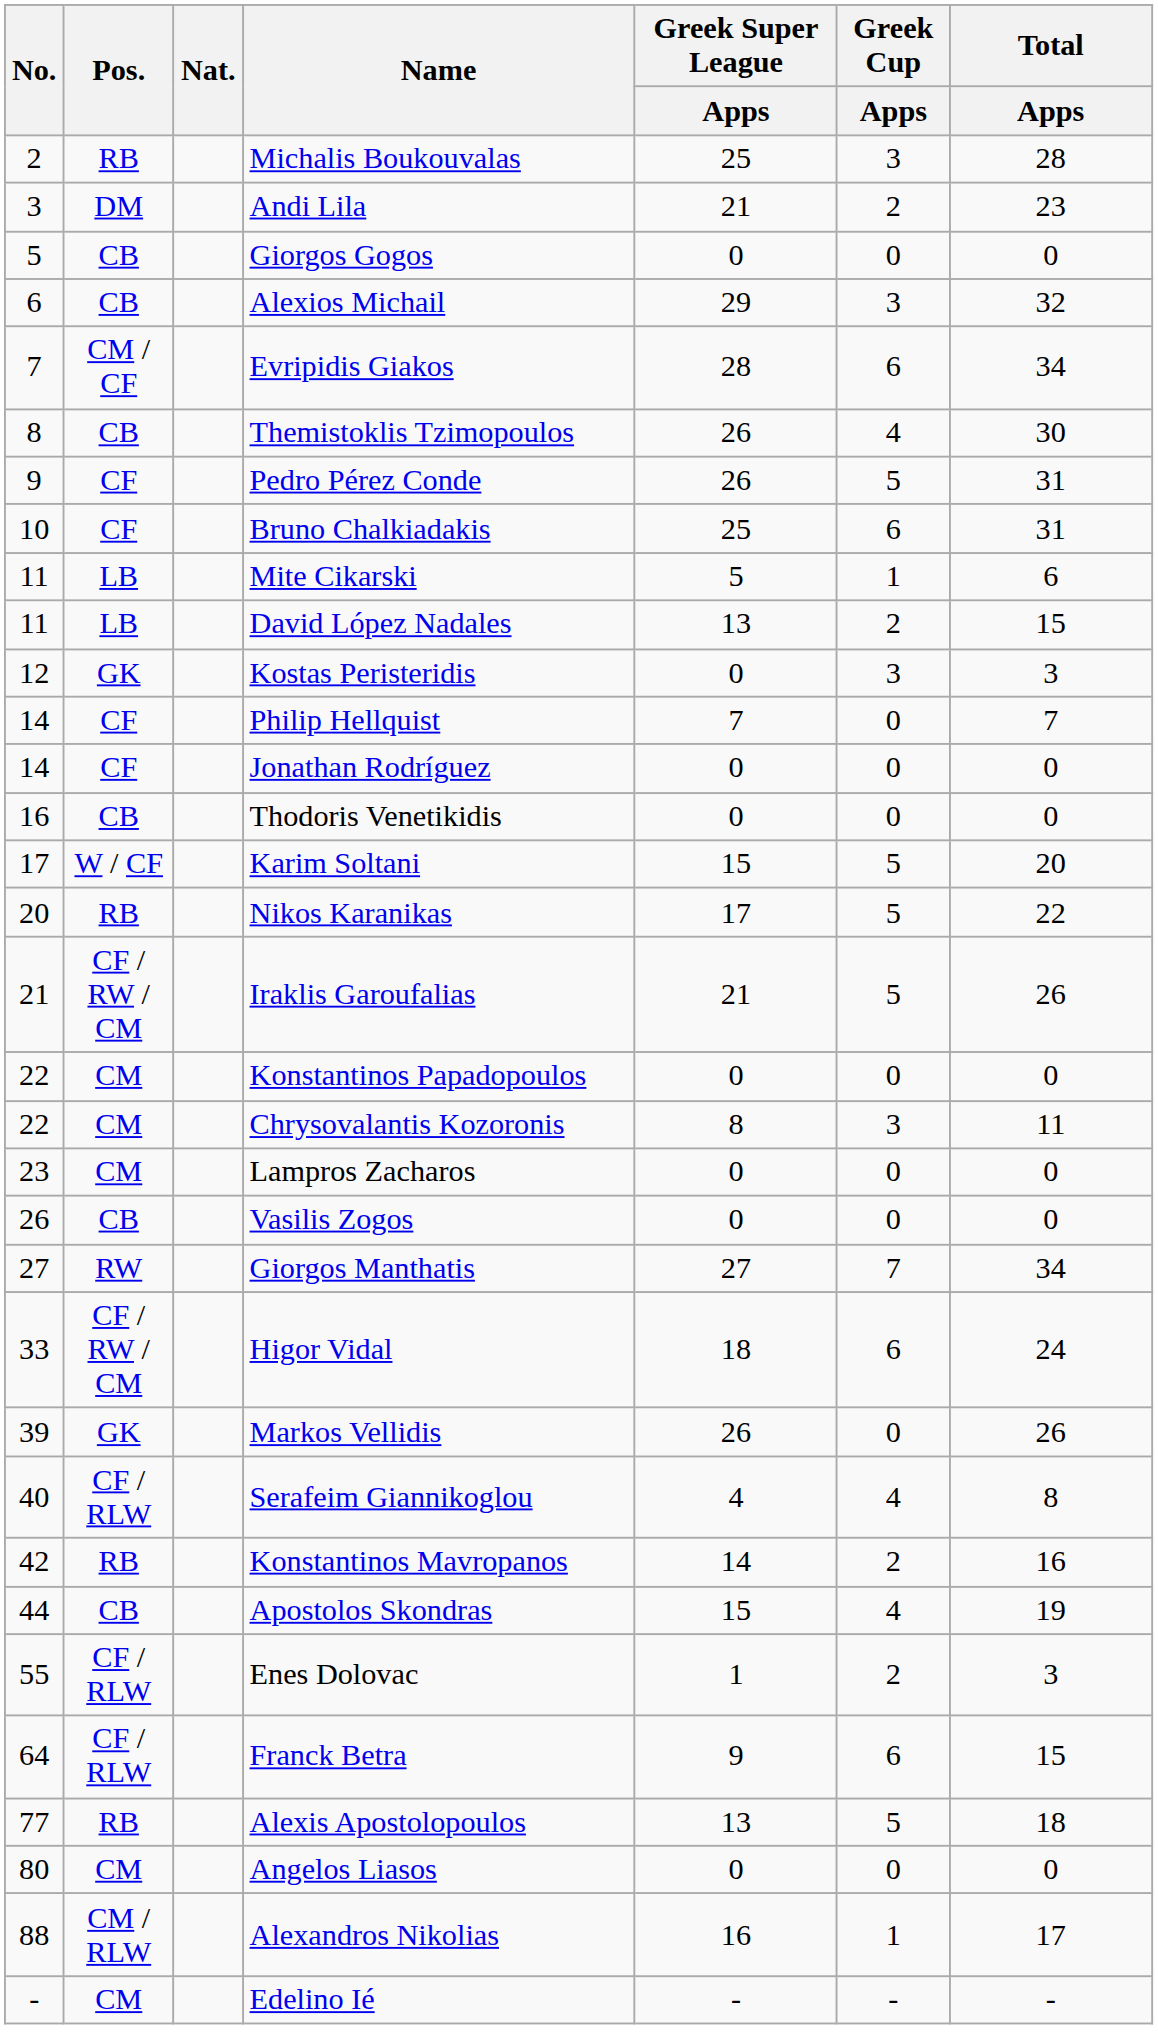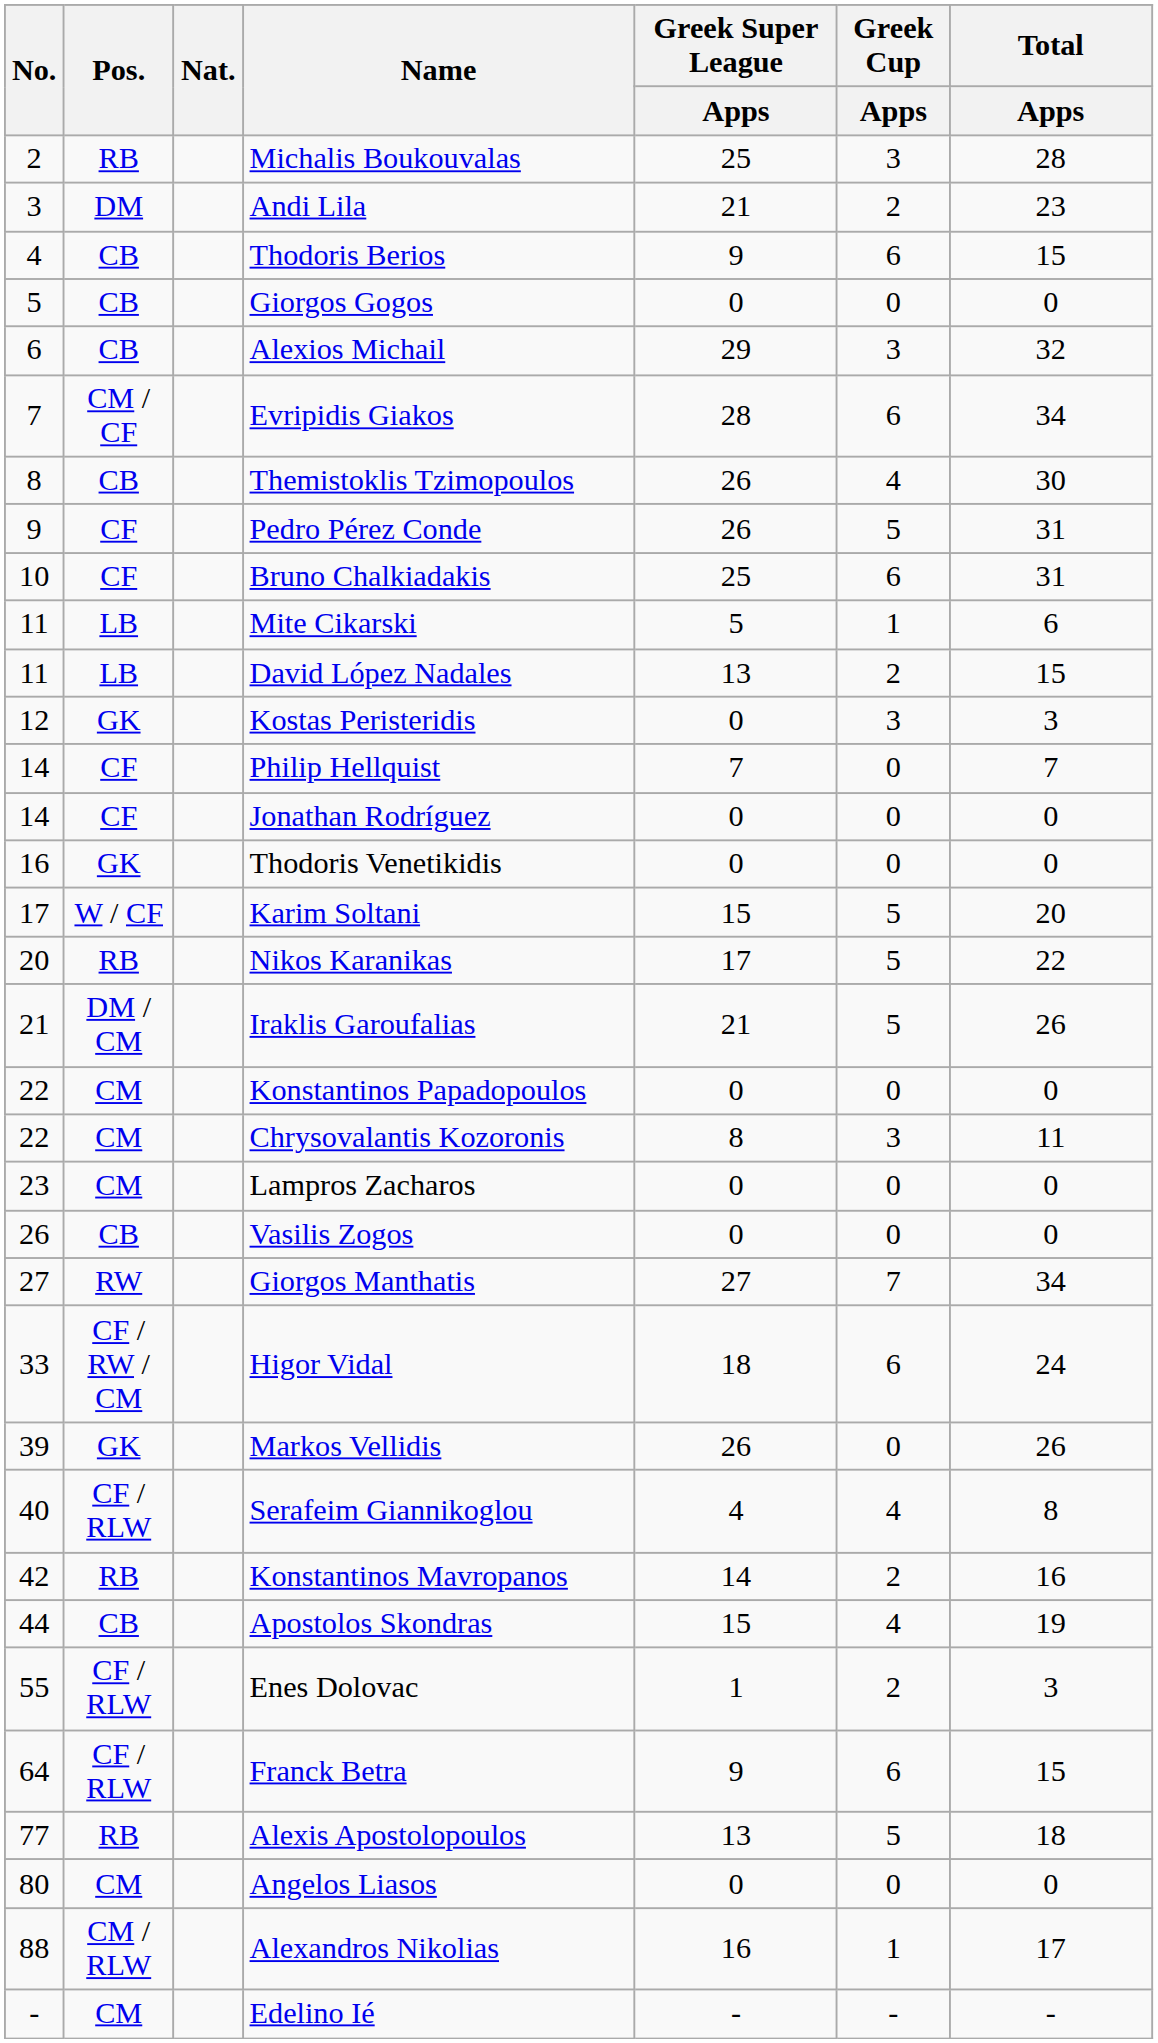+ row: (347, 254)
(119, 815) CB -> (119, 863) GK
(119, 993) CF / RW / CM -> (119, 1024) DM / CM
